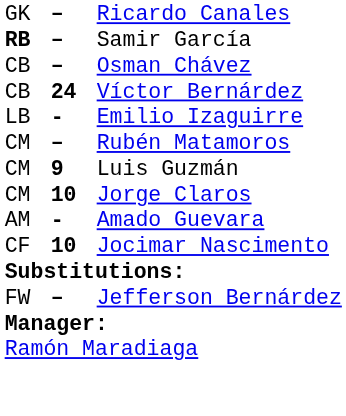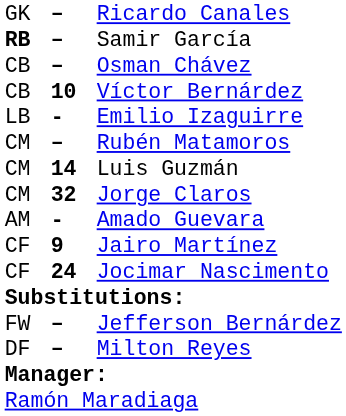(64, 92) 24 -> (64, 92) 10
(57, 169) 9 -> (64, 169) 14
(64, 195) 10 -> (64, 195) 32
+ row: (187, 247)
(64, 247) 10 -> (64, 272) 24
+ row: (174, 350)
